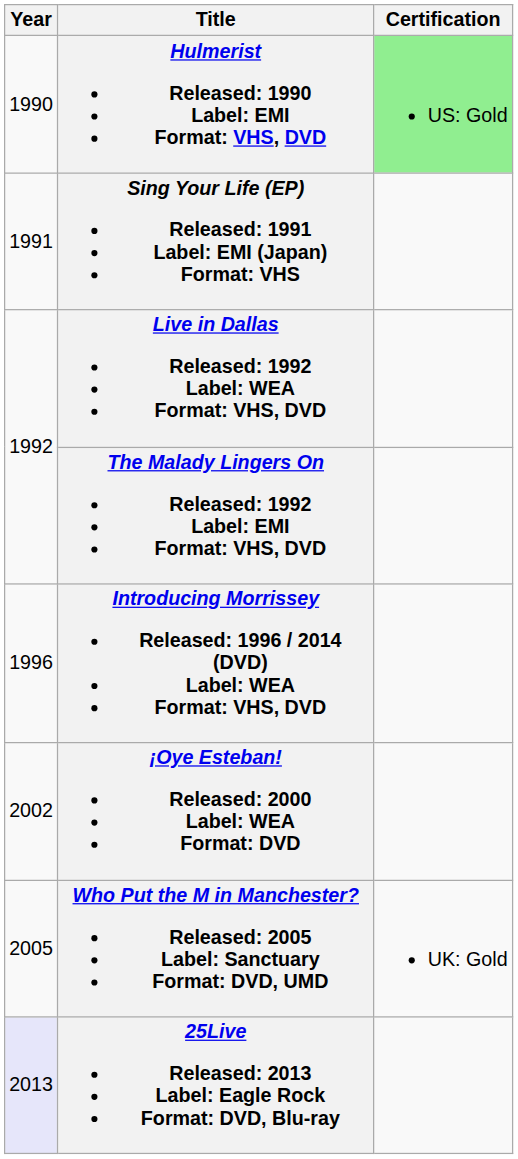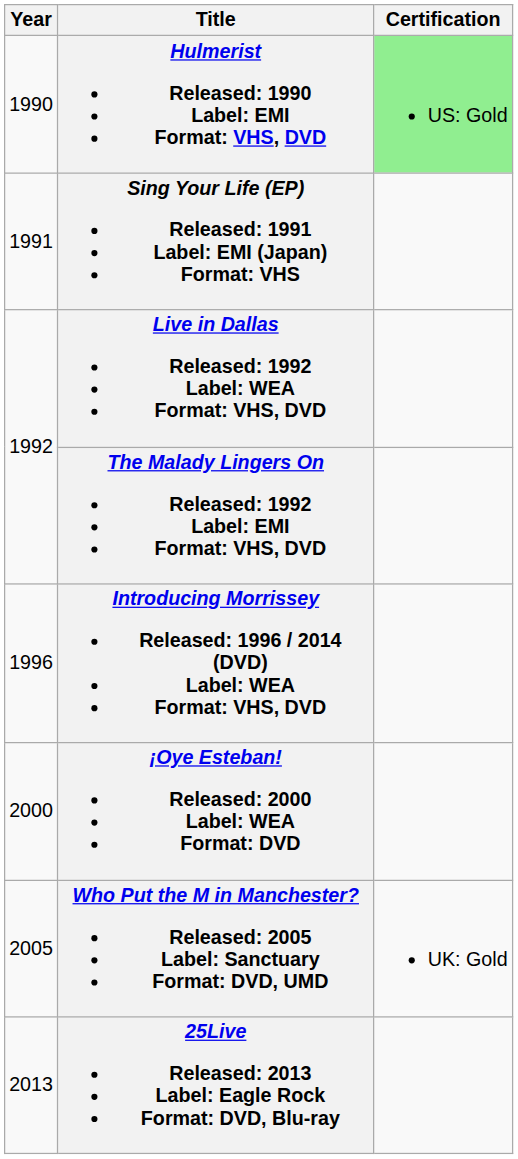(31, 811) 2002 -> (31, 811) 2000
(31, 1085) lavender background -> (31, 1085) no background
